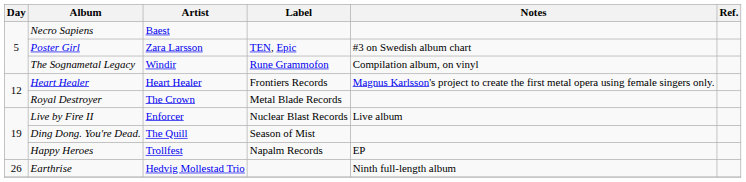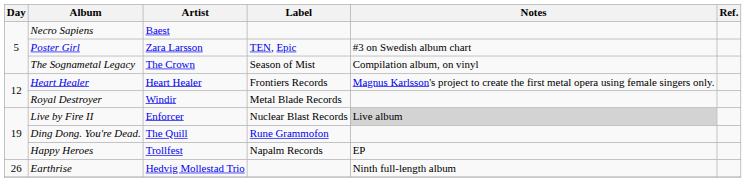(161, 64) Windir -> (170, 64) The Crown
(289, 64) Rune Grammofon -> (282, 64) Season of Mist
(170, 99) The Crown -> (161, 99) Windir
(378, 116) no background -> (378, 116) lightgrey background
(282, 133) Season of Mist -> (289, 133) Rune Grammofon
